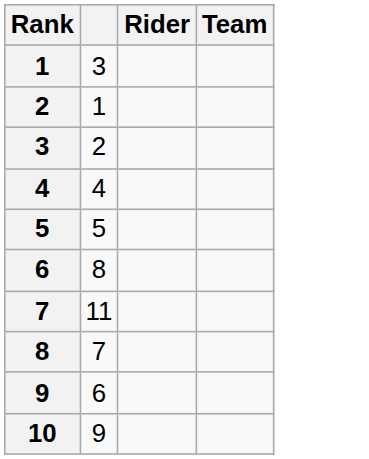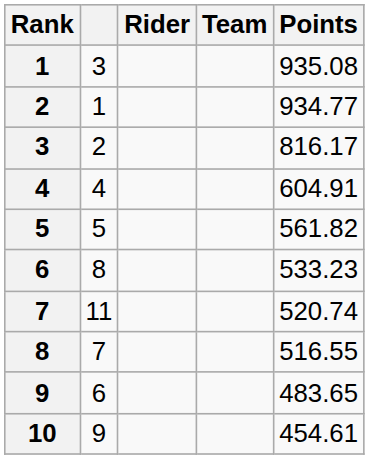+ column: (319, 24)
